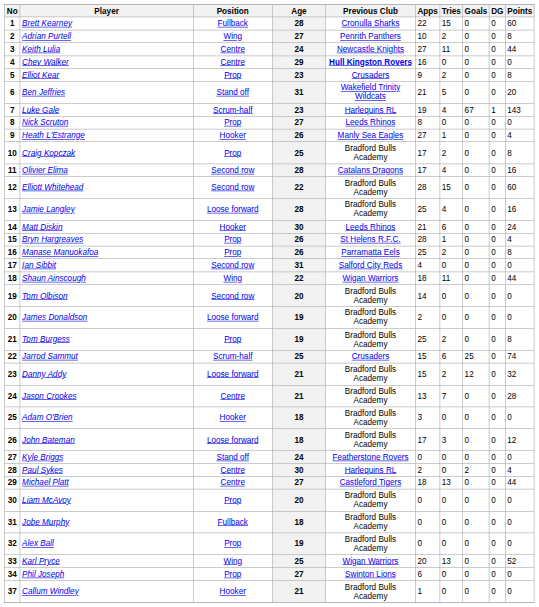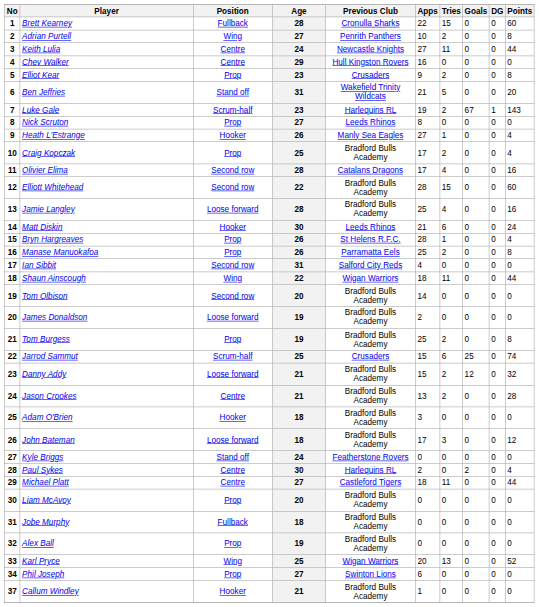(370, 62) bold -> (370, 62) normal
(444, 109) 4 -> (444, 109) 2
(510, 152) 8 -> (510, 152) 4
(444, 396) 7 -> (444, 396) 2
(446, 482) 13 -> (446, 482) 11
